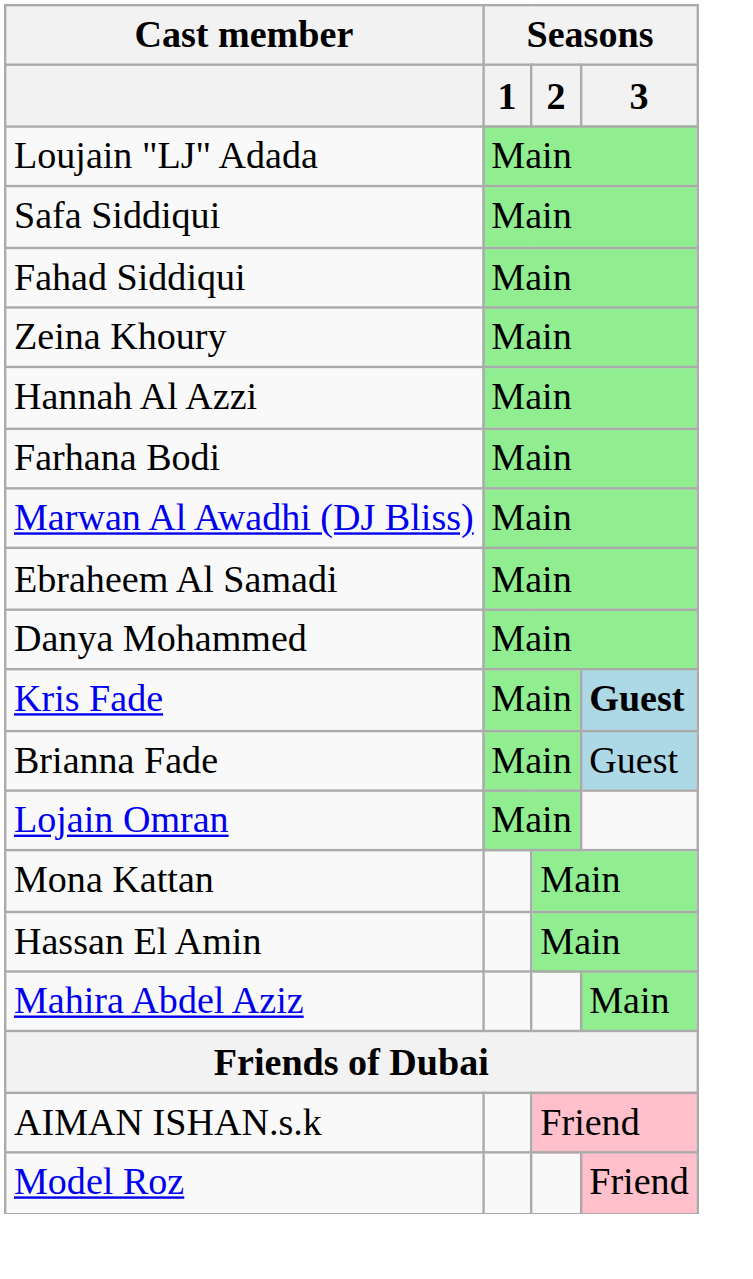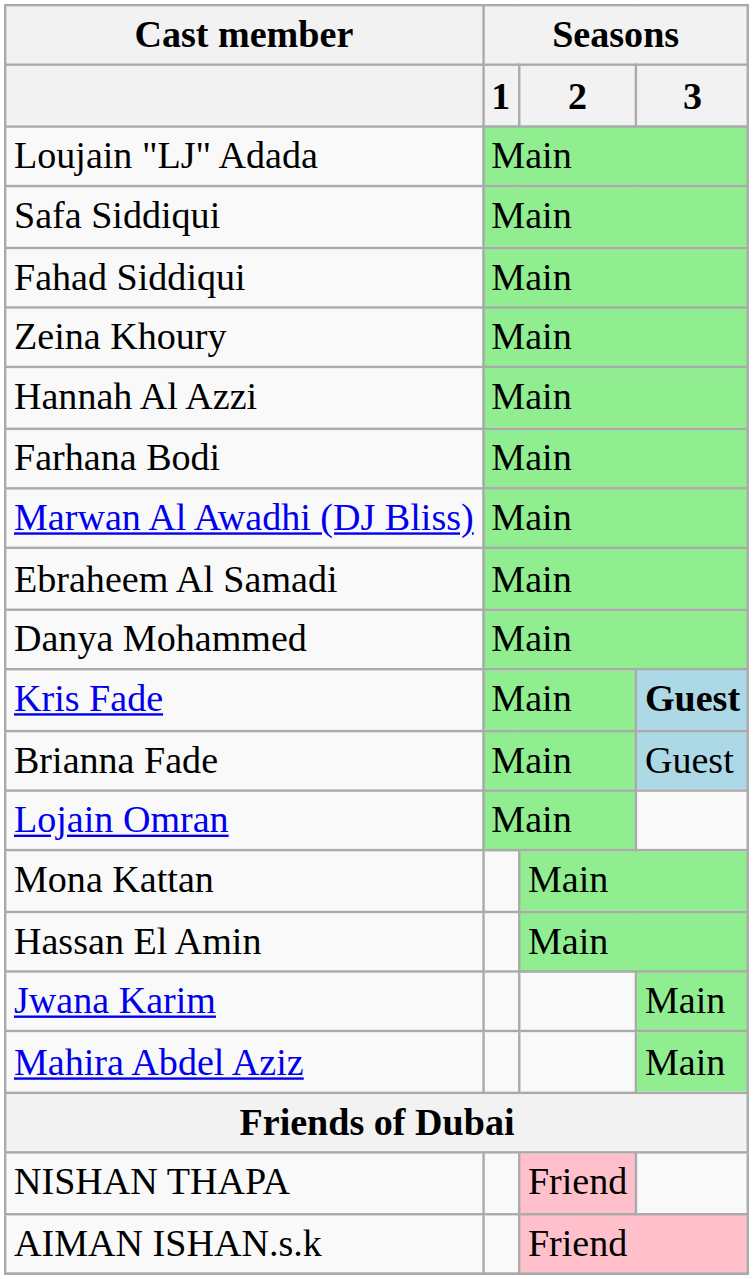+ row: (115, 1000)
+ row: (152, 1182)
- row: (99, 1182)
